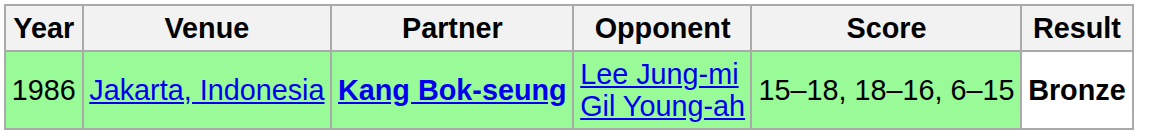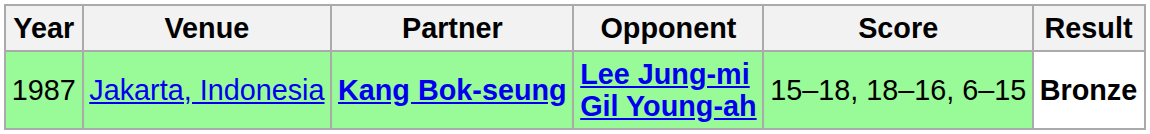(44, 90) 1986 -> (44, 90) 1987
(663, 90) normal -> (668, 90) bold
